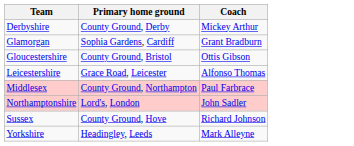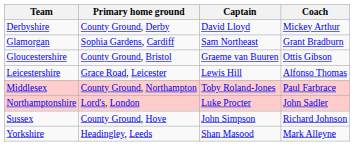+ column: (240, 12)
